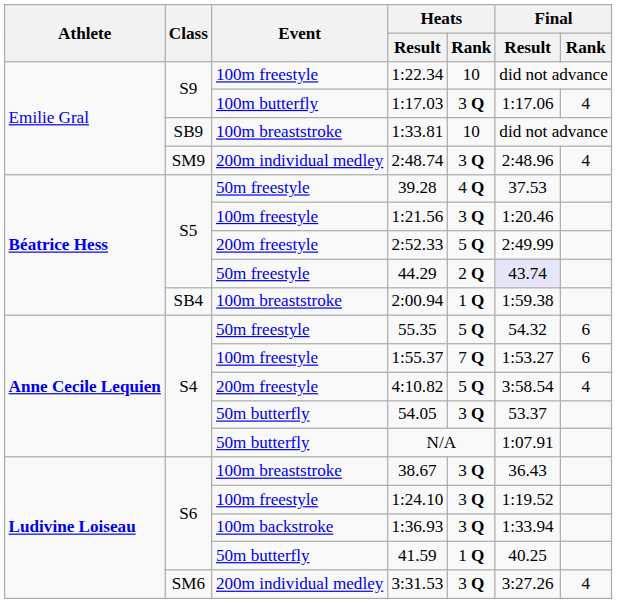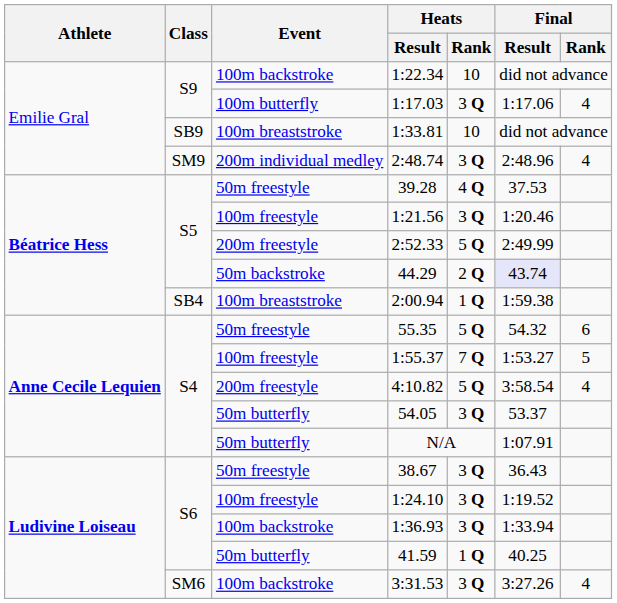(267, 75) 100m freestyle -> (275, 75) 100m backstroke
(263, 273) 50m freestyle -> (270, 273) 50m backstroke
(586, 358) 6 -> (586, 358) 5
(279, 471) 100m breaststroke -> (263, 471) 50m freestyle
(300, 584) 200m individual medley -> (275, 584) 100m backstroke
